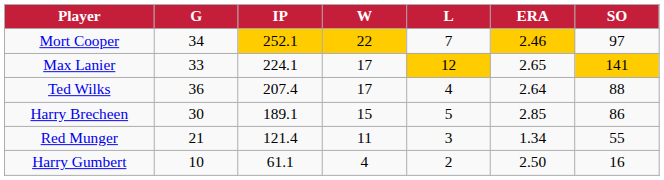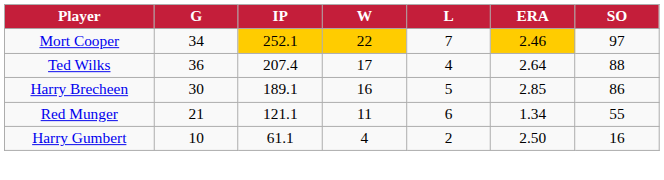- row: (79, 65)
(364, 114) 15 -> (364, 89) 16
(280, 138) 121.4 -> (280, 114) 121.1
(449, 138) 3 -> (449, 114) 6
